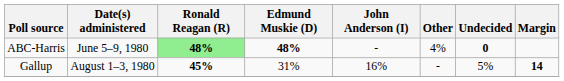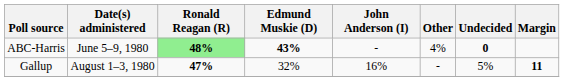(289, 48) 48% -> (289, 48) 43%
(201, 67) 45% -> (201, 67) 47%
(289, 67) 31% -> (289, 67) 32%
(537, 67) 14 -> (537, 67) 11
